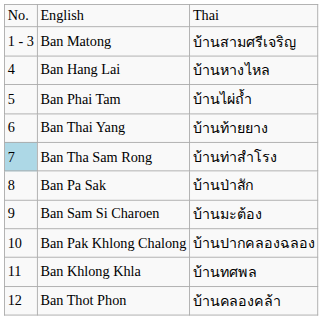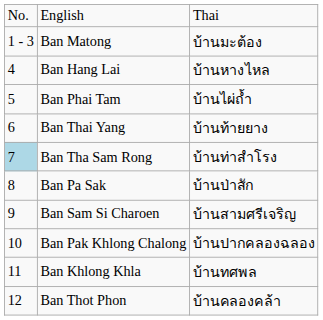(245, 41) บ้านสามศรีเจริญ -> (228, 41) บ้านมะต้อง
(228, 214) บ้านมะต้อง -> (245, 214) บ้านสามศรีเจริญ
